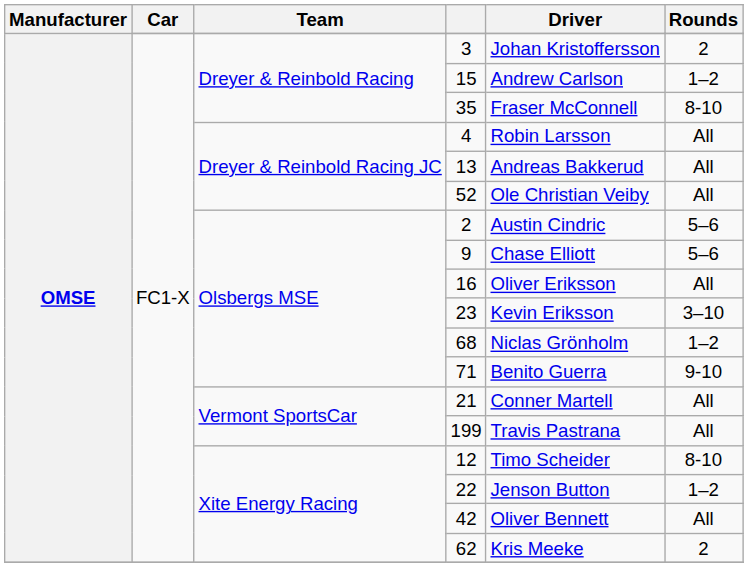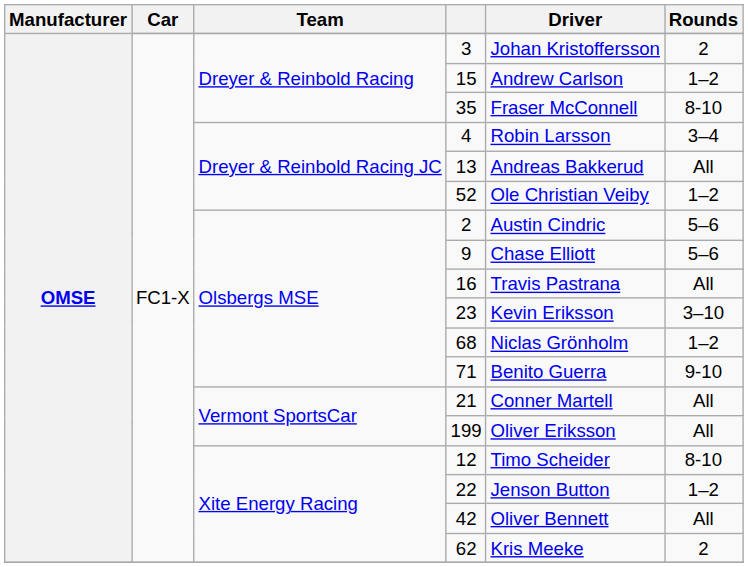(703, 136) All -> (703, 136) 3–4
(703, 195) All -> (703, 195) 1–2
(553, 283) Oliver Eriksson -> (555, 283) Travis Pastrana
(555, 430) Travis Pastrana -> (553, 430) Oliver Eriksson
